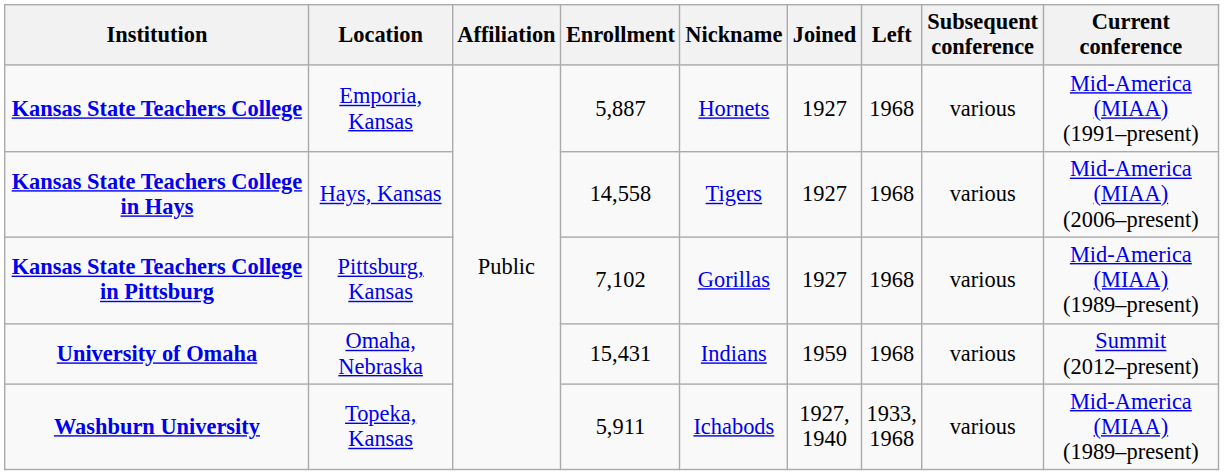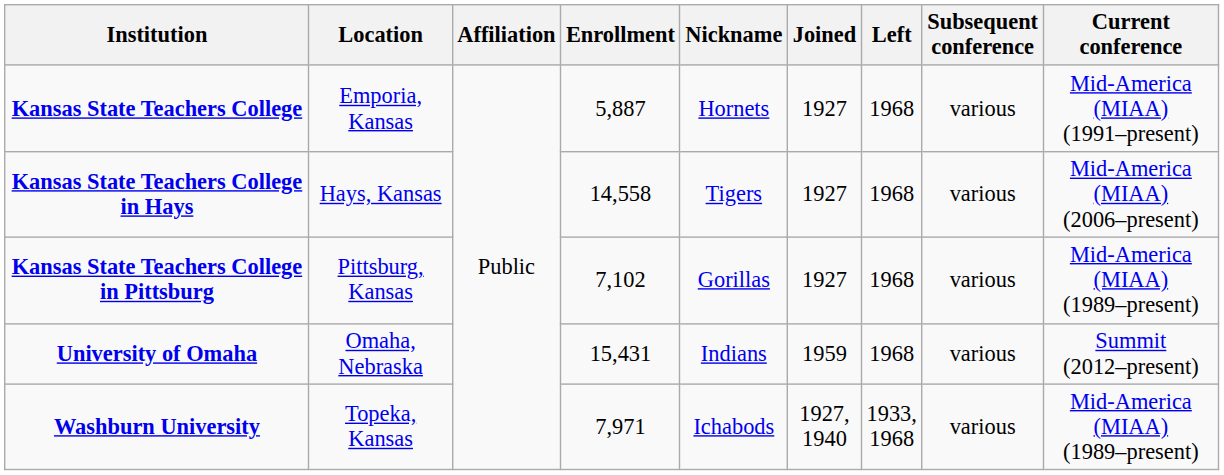(620, 426) 5,911 -> (620, 426) 7,971
